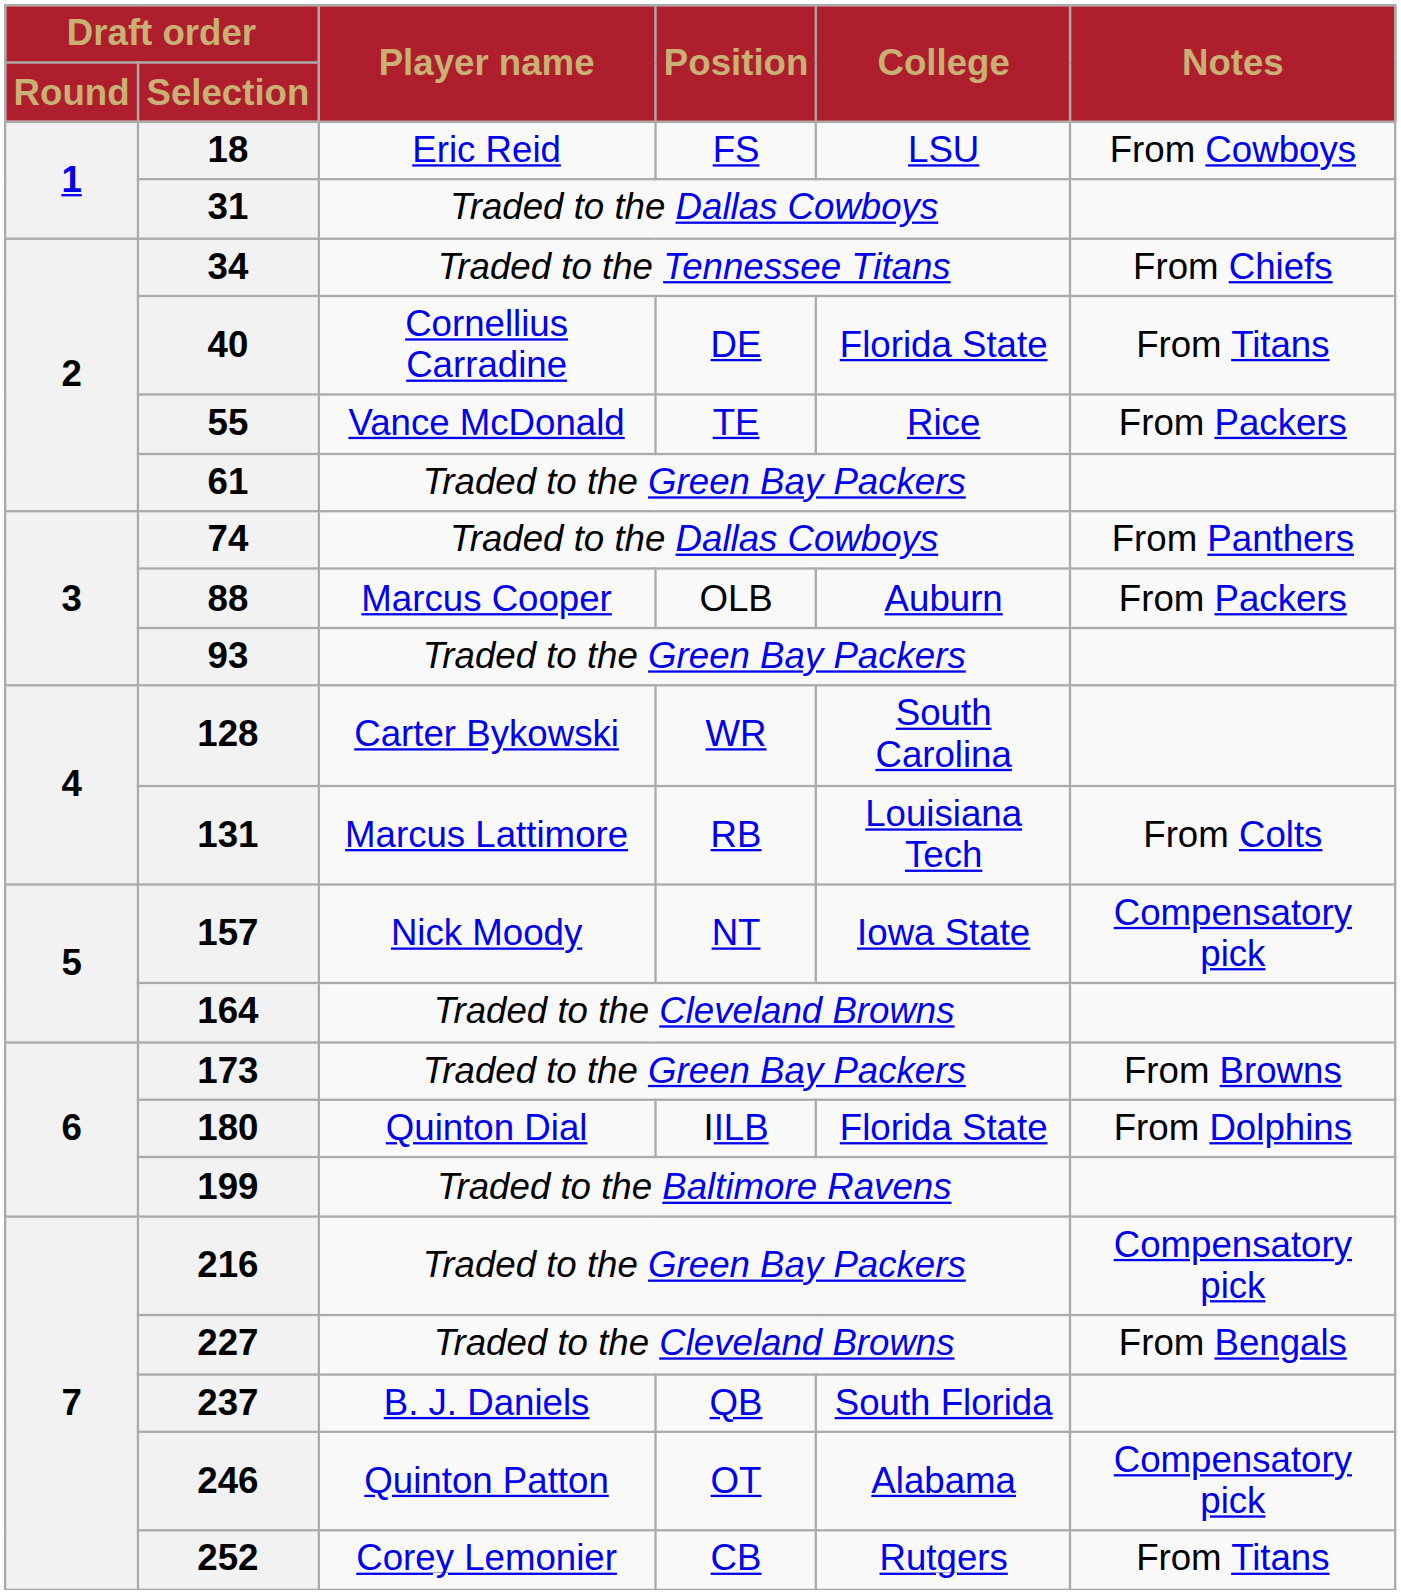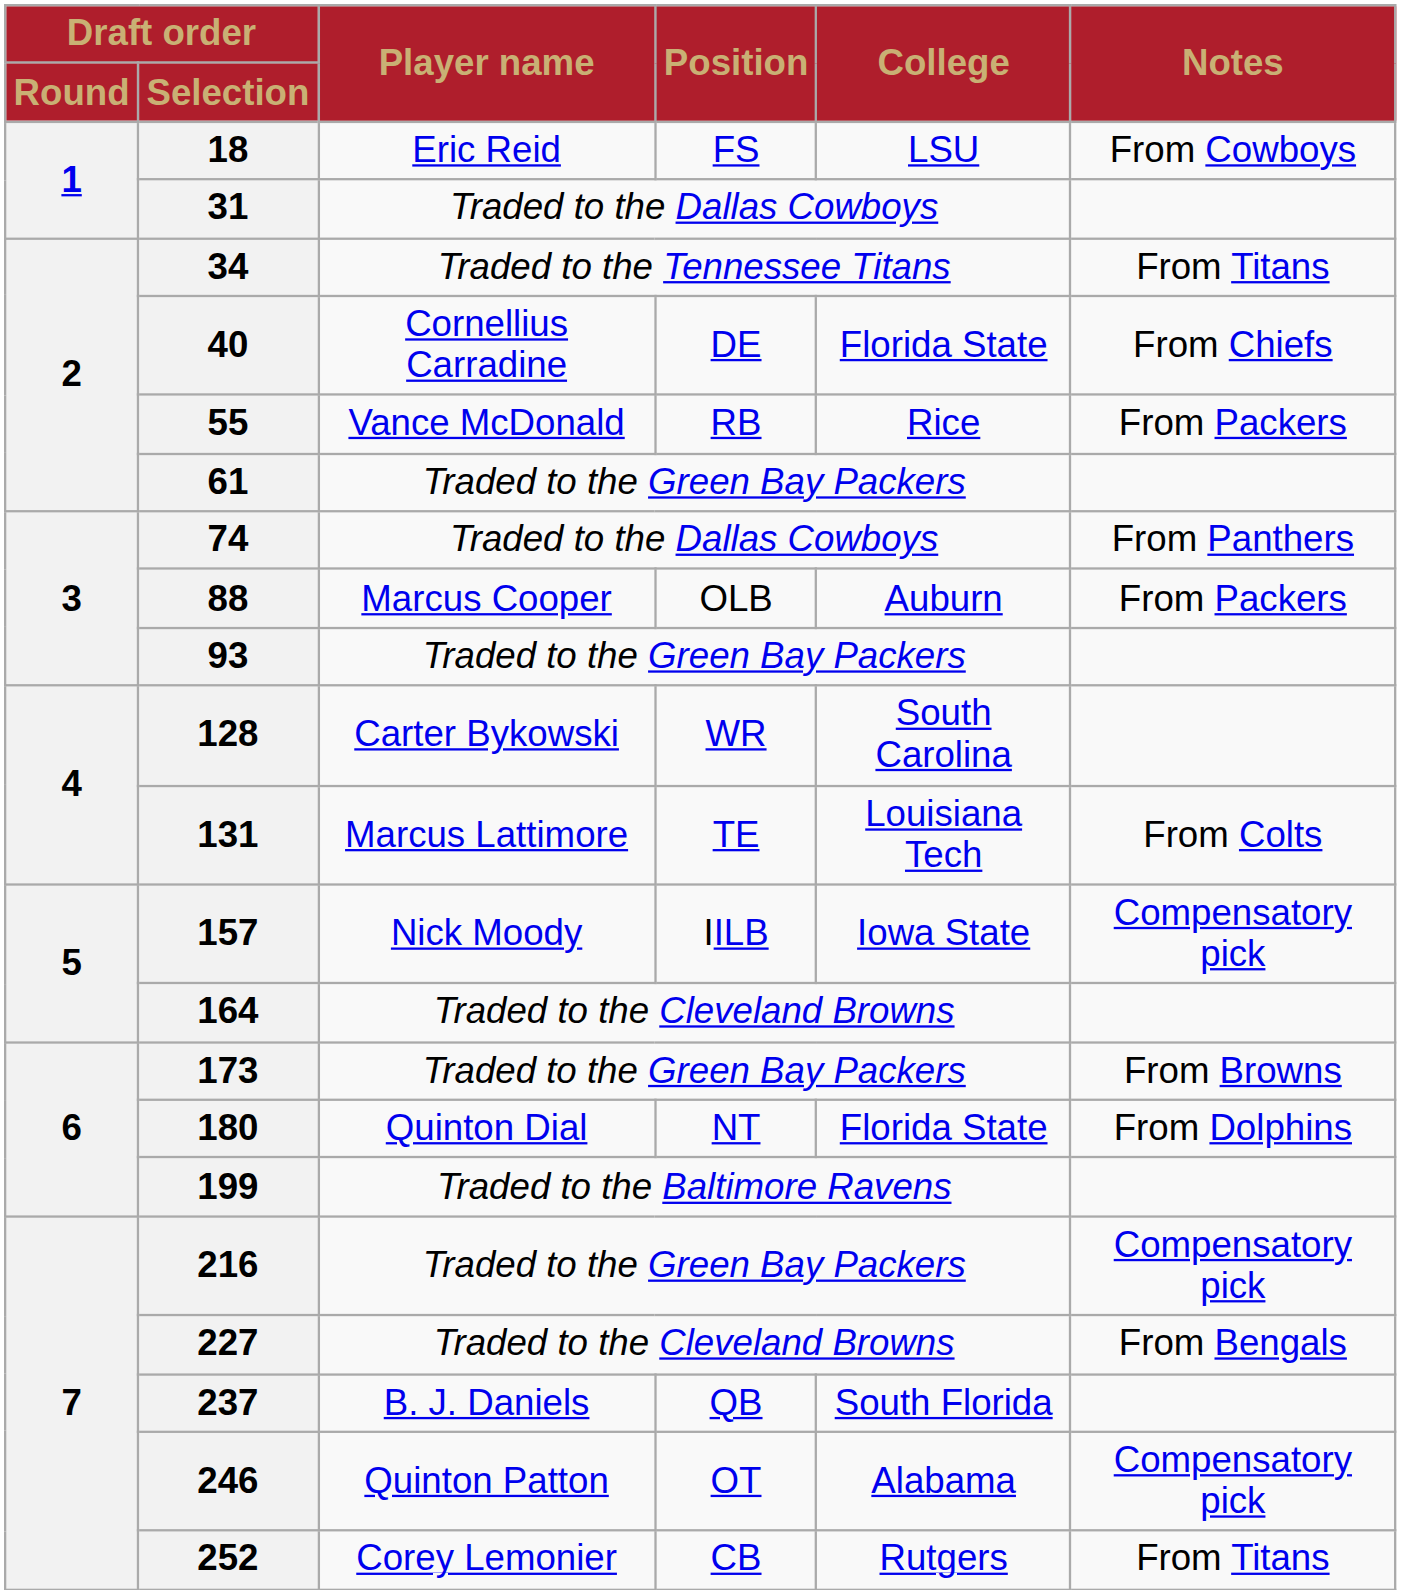(1233, 265) From Chiefs -> (1233, 265) From Titans
(1233, 344) From Titans -> (1233, 344) From Chiefs
(736, 423) TE -> (736, 423) RB
(736, 833) RB -> (736, 833) TE
(736, 933) NT -> (736, 933) IILB
(736, 1128) IILB -> (736, 1128) NT
